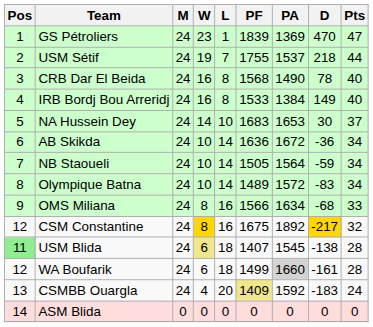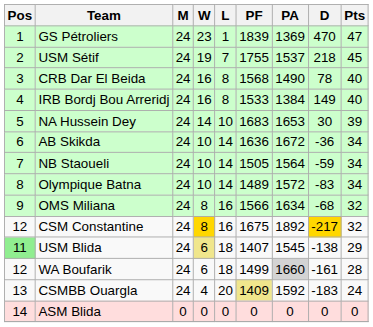(355, 58) 44 -> (355, 58) 45
(355, 121) 37 -> (355, 121) 39
(355, 206) 33 -> (355, 206) 32
(355, 248) 28 -> (355, 248) 29
